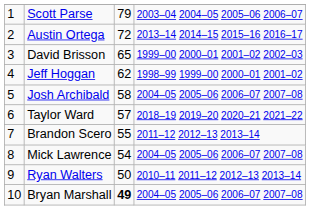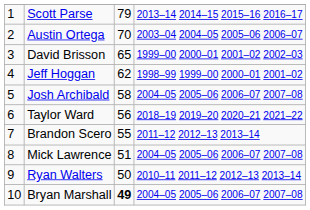(220, 14) 2003–04 2004–05 2005–06 2006–07 -> (220, 14) 2013–14 2014–15 2015–16 2016–17
(124, 34) 72 -> (124, 34) 70
(220, 34) 2013–14 2014–15 2015–16 2016–17 -> (220, 34) 2003–04 2004–05 2005–06 2006–07
(124, 114) 57 -> (124, 114) 56
(124, 154) 54 -> (124, 154) 51
